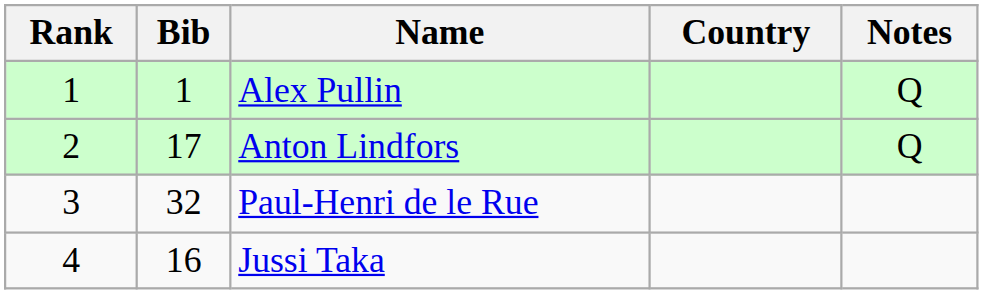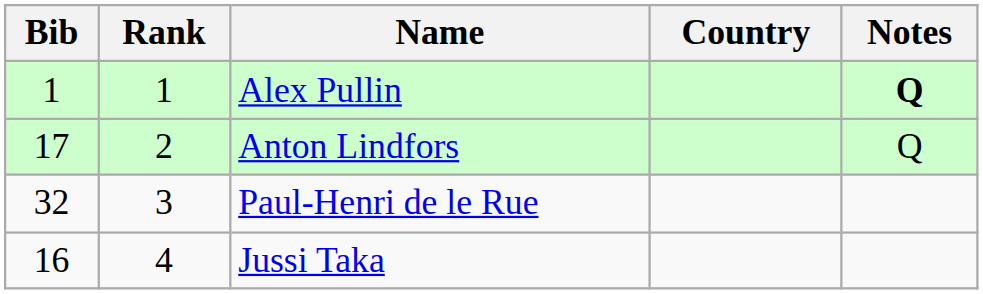columns swapped: (71, 32) <-> (184, 32)
(910, 89) normal -> (910, 89) bold
